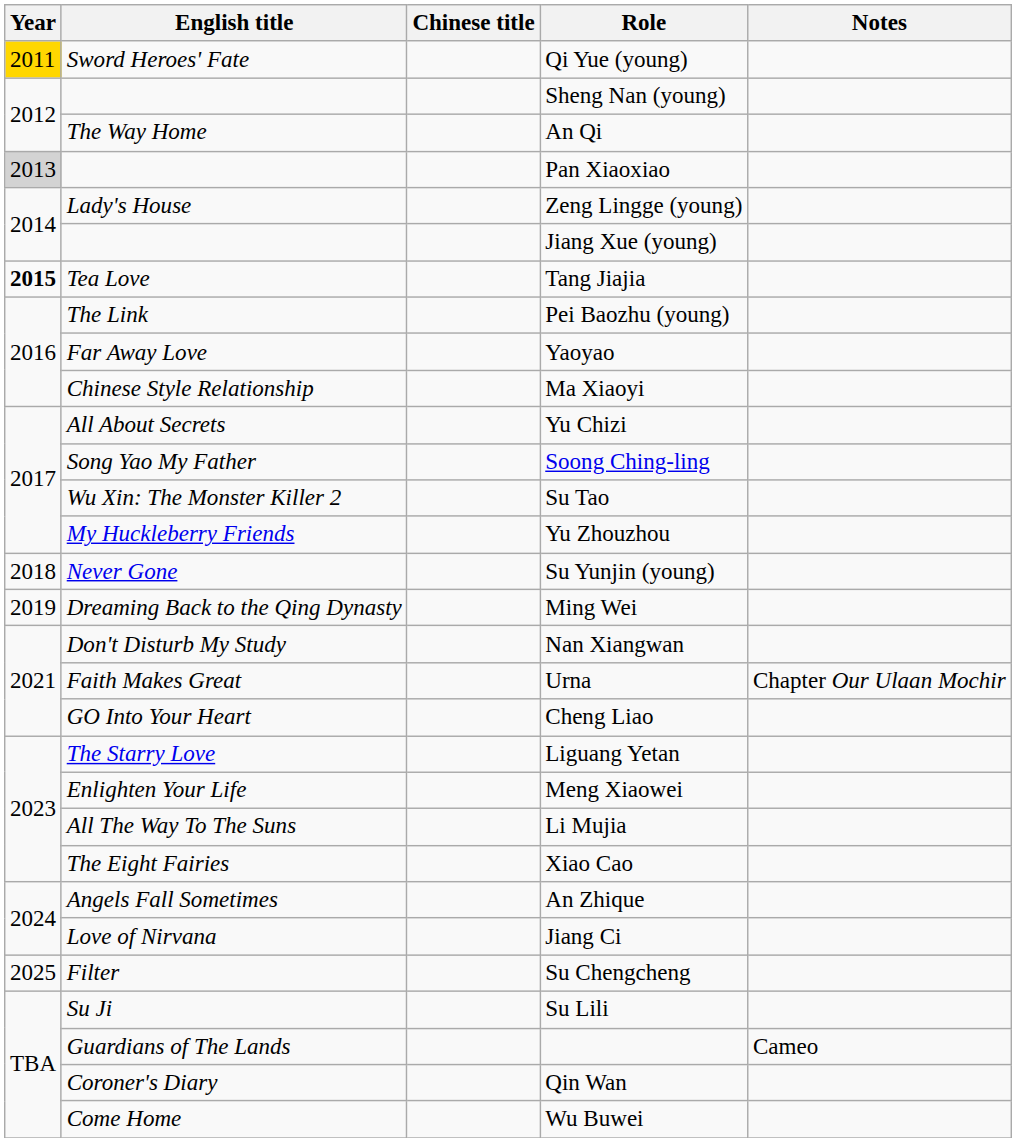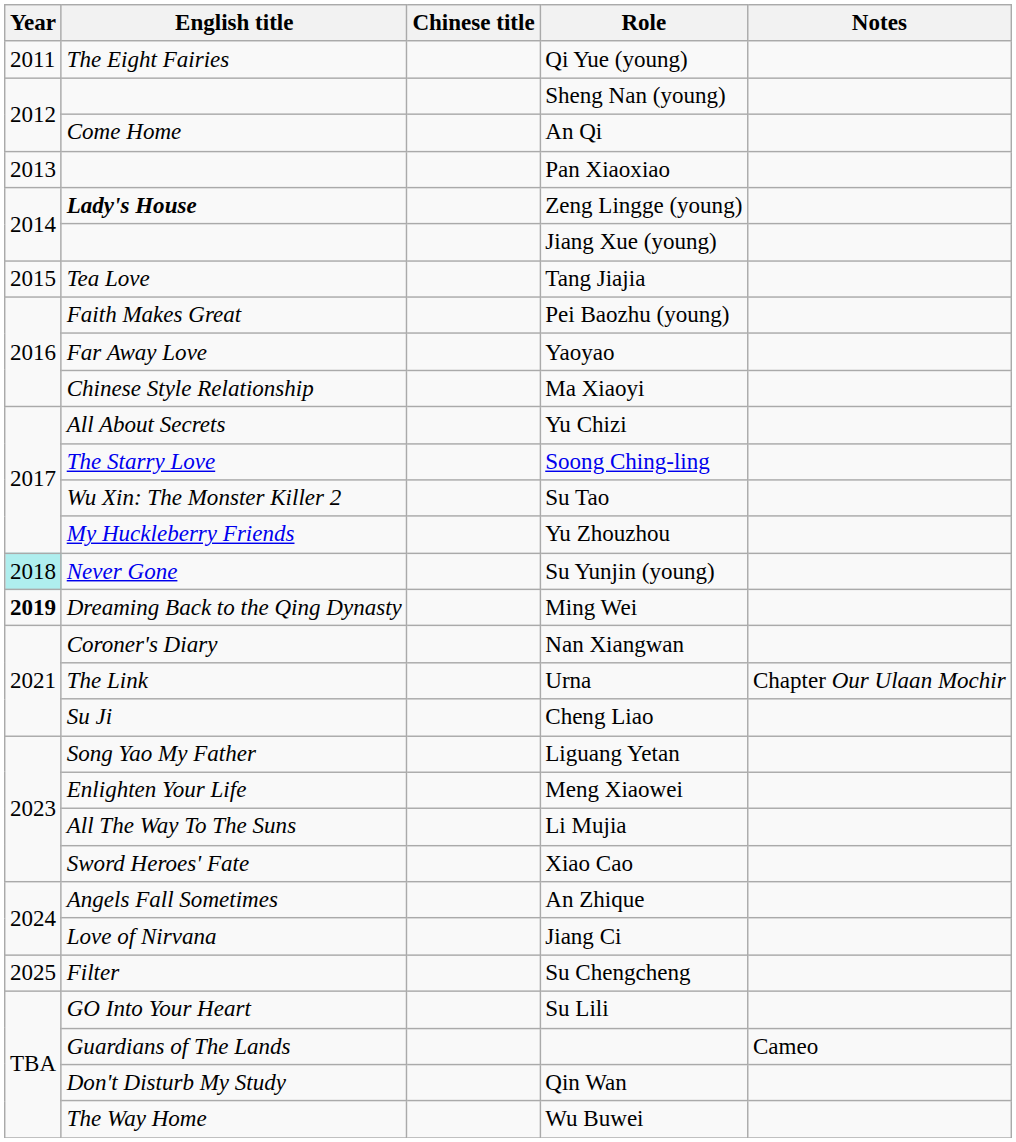(33, 59) gold background -> (33, 59) no background
(158, 59) Sword Heroes' Fate -> (148, 59) The Eight Fairies
(137, 132) The Way Home -> (124, 132) Come Home
(33, 168) lightgrey background -> (33, 168) no background
(129, 205) normal -> (132, 205) bold
(33, 278) bold -> (33, 278) normal
(107, 315) The Link -> (154, 315) Faith Makes Great
(161, 461) Song Yao My Father -> (141, 461) The Starry Love
(33, 570) no background -> (33, 570) paleturquoise background
(33, 607) normal -> (33, 607) bold
(176, 643) Don't Disturb My Study -> (142, 643) Coroner's Diary
(154, 680) Faith Makes Great -> (107, 680) The Link
(159, 717) GO Into Your Heart -> (89, 717) Su Ji
(141, 753) The Starry Love -> (161, 753) Song Yao My Father
(148, 863) The Eight Fairies -> (158, 863) Sword Heroes' Fate
(89, 1009) Su Ji -> (159, 1009) GO Into Your Heart
(142, 1082) Coroner's Diary -> (176, 1082) Don't Disturb My Study
(124, 1118) Come Home -> (137, 1118) The Way Home
